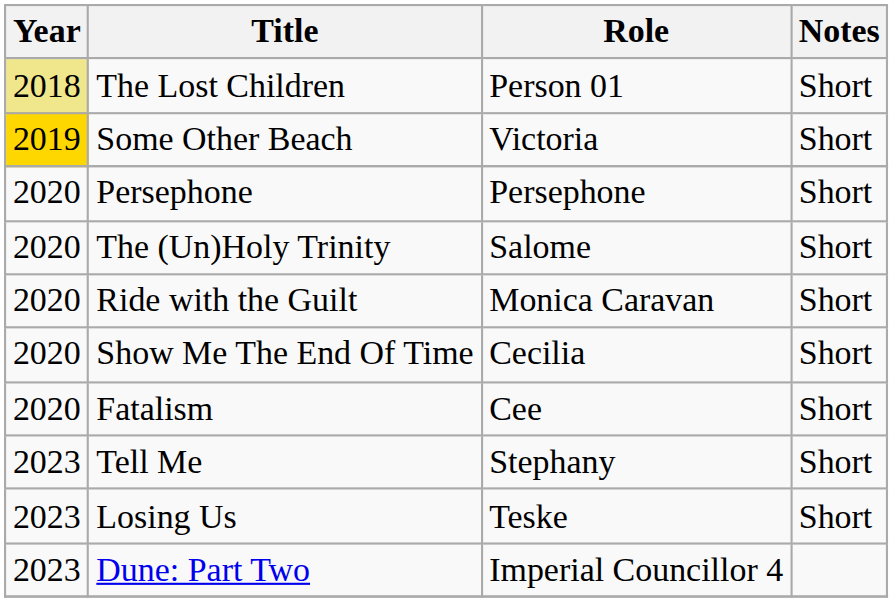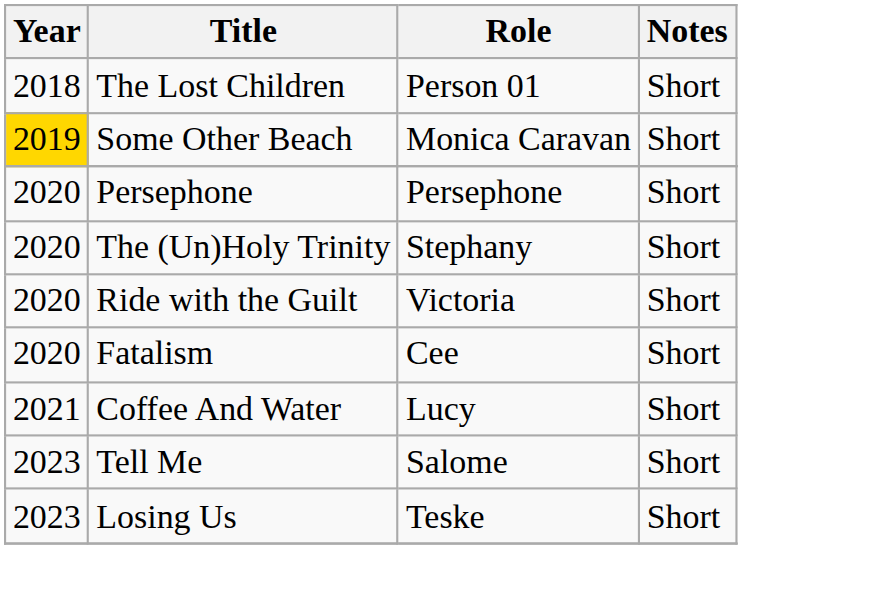(47, 85) khaki background -> (47, 85) no background
(544, 138) Victoria -> (519, 138) Monica Caravan
(540, 246) Salome -> (469, 246) Stephany
(602, 300) Monica Caravan -> (461, 300) Victoria
- row: (285, 354)
+ row: (219, 407)
(552, 461) Stephany -> (457, 461) Salome
- row: (203, 569)
